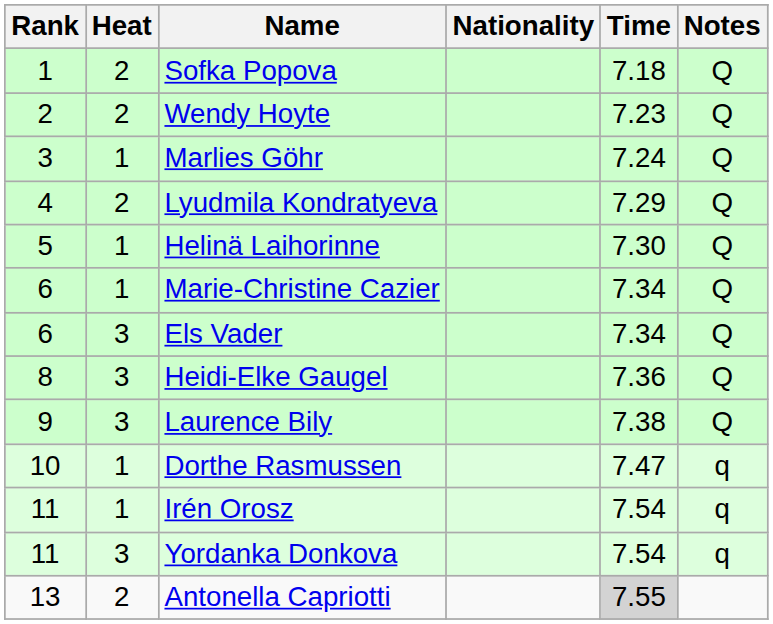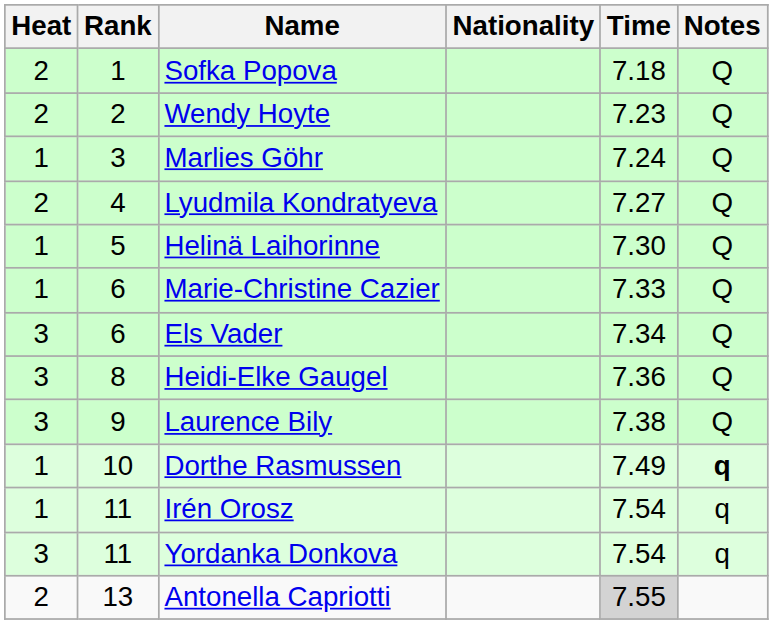columns swapped: (45, 26) <-> (122, 26)
(639, 202) 7.29 -> (639, 202) 7.27
(639, 289) 7.34 -> (639, 289) 7.33
(639, 465) 7.47 -> (639, 465) 7.49
(722, 465) normal -> (722, 465) bold
